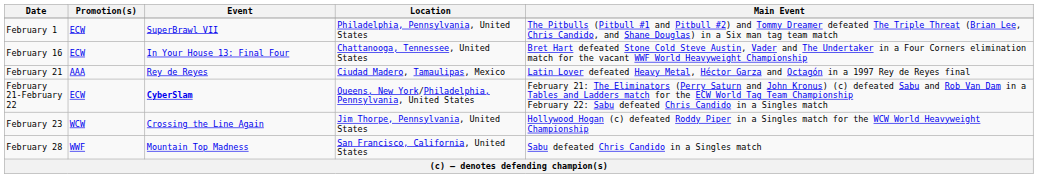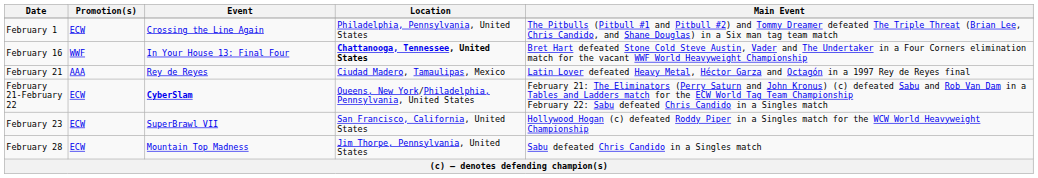(182, 30) SuperBrawl VII -> (205, 30) Crossing the Line Again
(77, 53) ECW -> (77, 53) WWF
(414, 53) normal -> (414, 53) bold
(77, 124) WCW -> (77, 124) ECW
(205, 124) Crossing the Line Again -> (182, 124) SuperBrawl VII
(419, 124) Jim Thorpe, Pennsylvania, United States -> (421, 124) San Francisco, California, United States
(77, 147) WWF -> (77, 147) ECW
(421, 147) San Francisco, California, United States -> (419, 147) Jim Thorpe, Pennsylvania, United States
